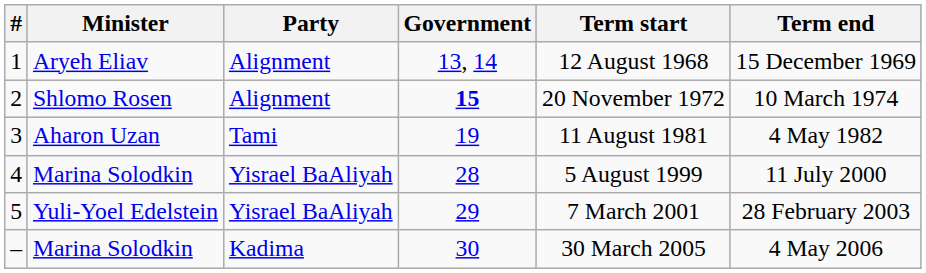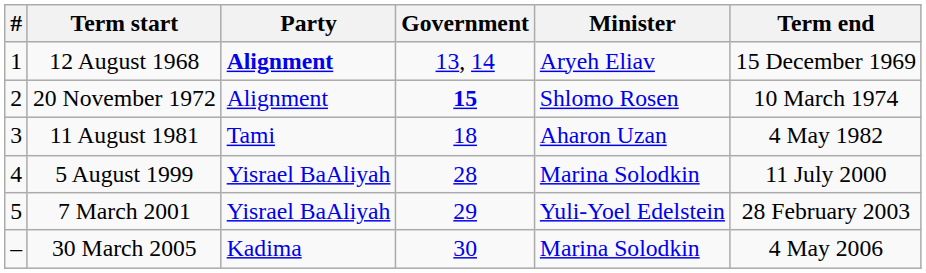columns swapped: (125, 23) <-> (634, 23)
(280, 60) normal -> (280, 60) bold
(467, 135) 19 -> (465, 135) 18
